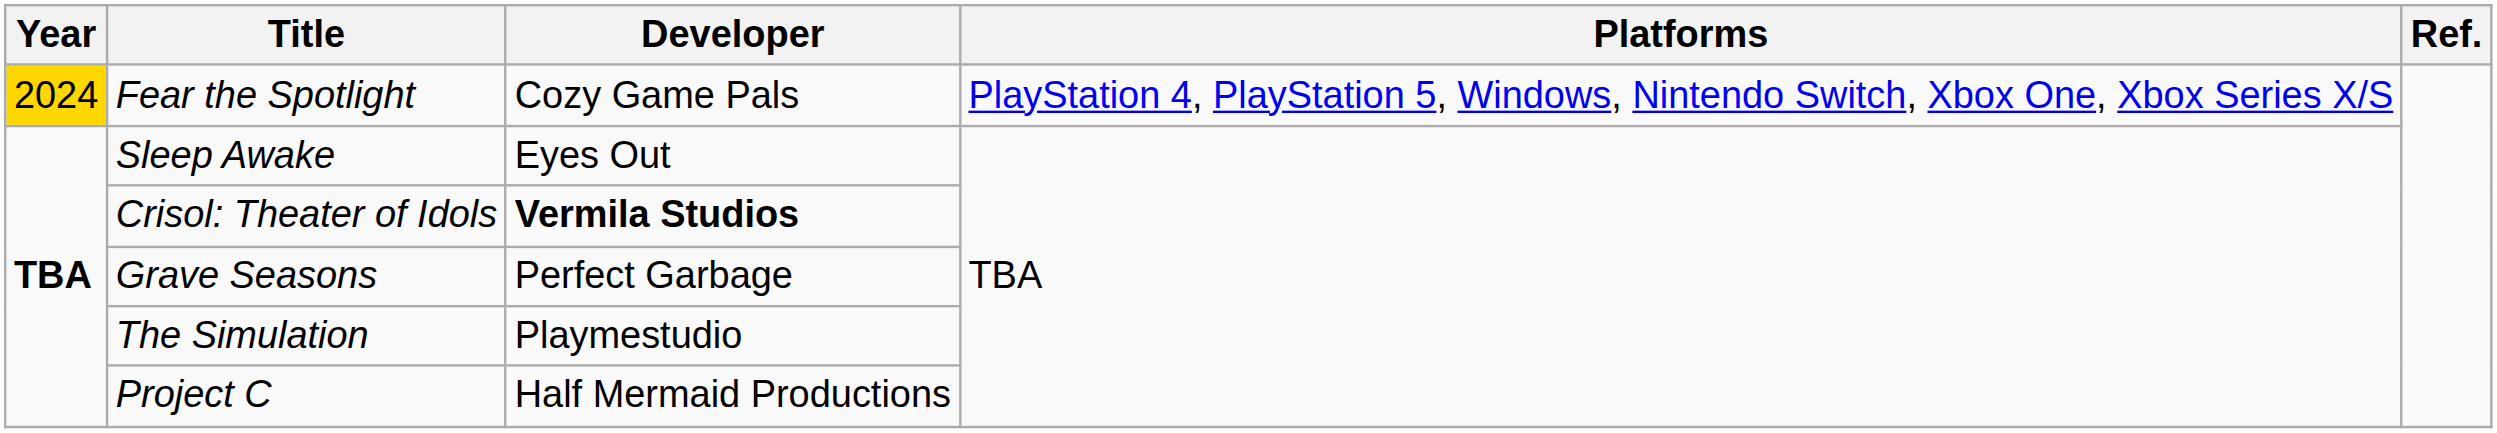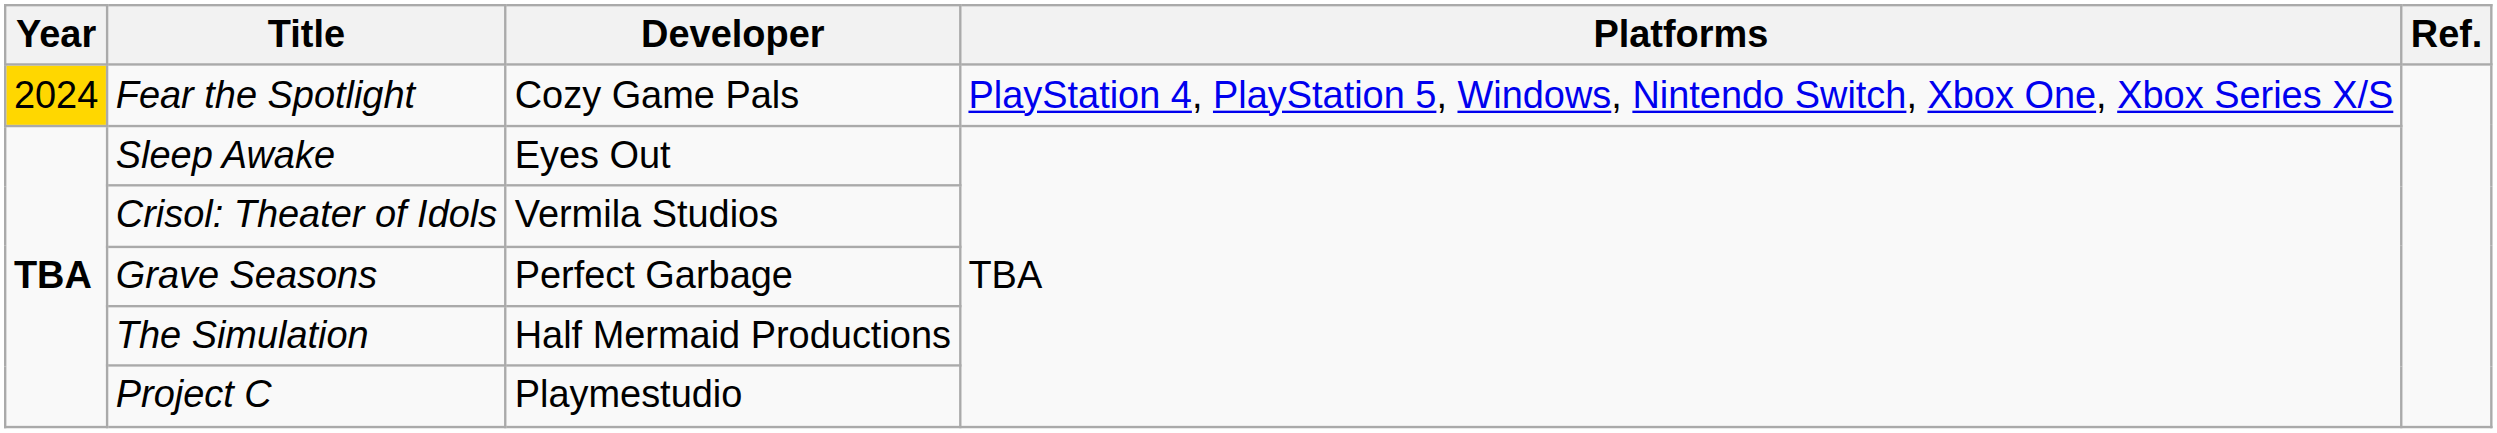(657, 214) bold -> (646, 214) normal
(629, 335) Playmestudio -> (733, 335) Half Mermaid Productions
(733, 395) Half Mermaid Productions -> (629, 395) Playmestudio
